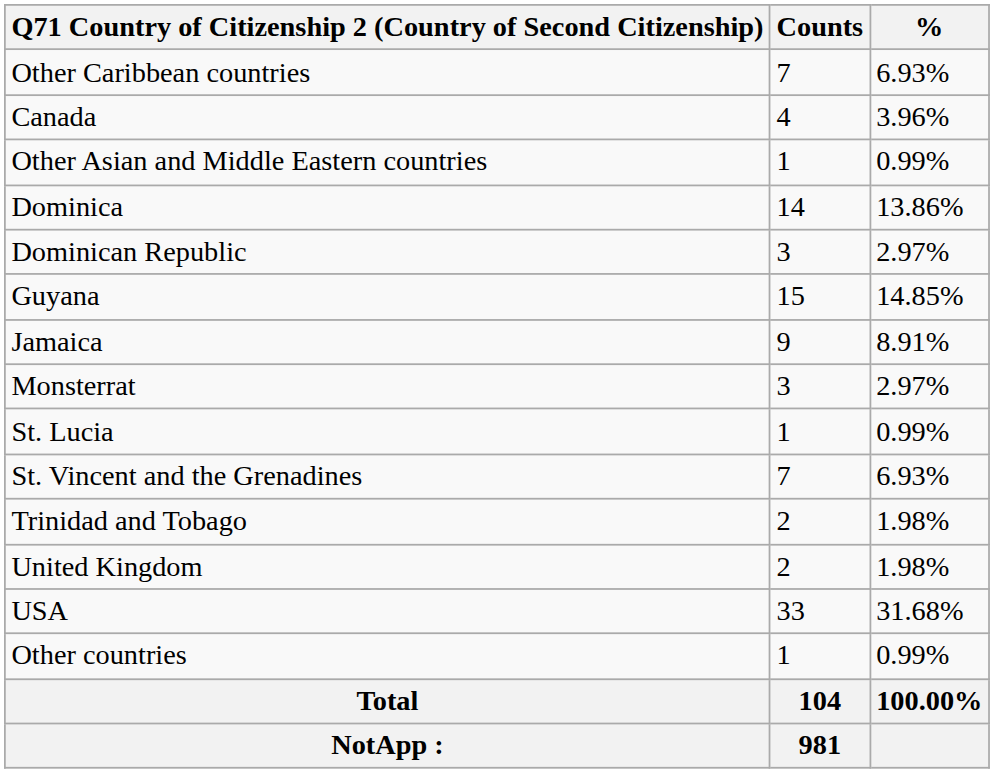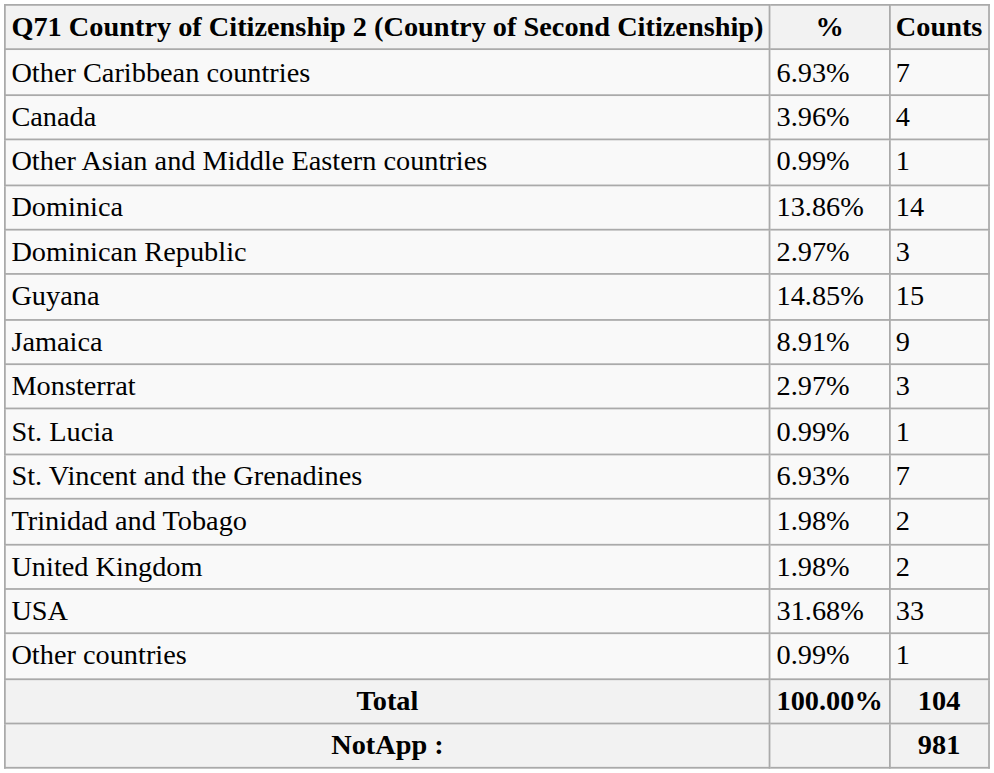columns swapped: (820, 26) <-> (929, 26)
